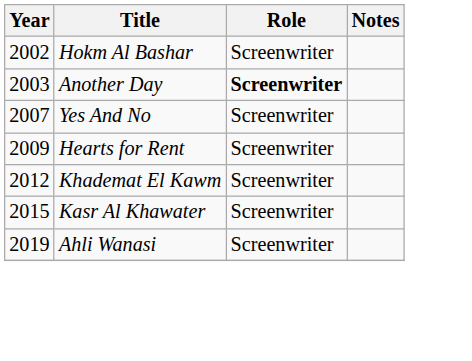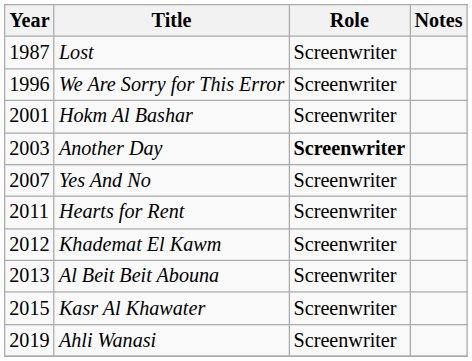+ row: (76, 52)
+ row: (172, 84)
(29, 52) 2002 -> (29, 116) 2001
(29, 148) 2009 -> (29, 212) 2011
+ row: (139, 276)
